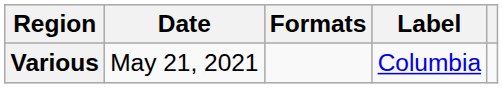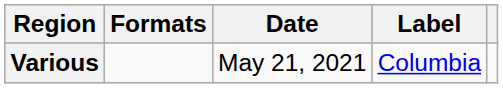columns swapped: (184, 23) <-> (318, 23)
